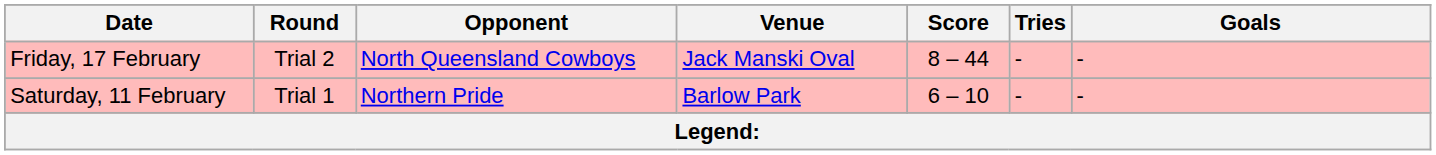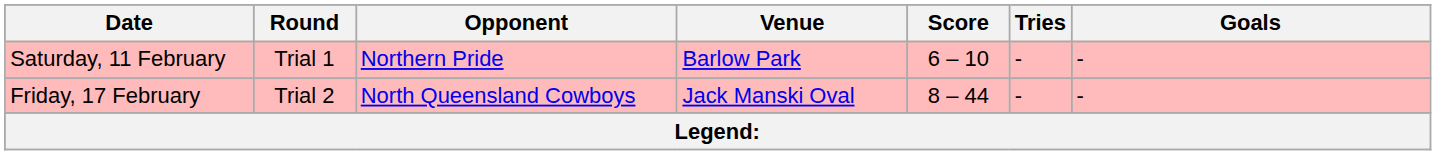rows swapped: (118, 95) <-> (105, 59)
